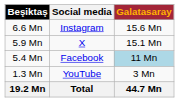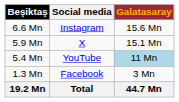(82, 58) Facebook -> (82, 58) YouTube
(82, 74) YouTube -> (82, 74) Facebook
